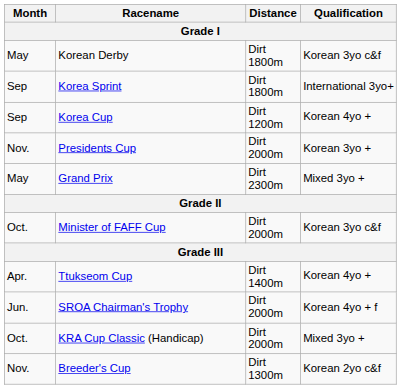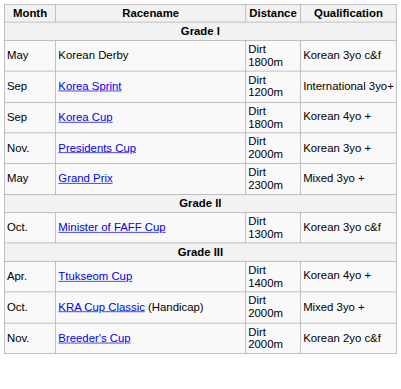(266, 86) Dirt 1800m -> (266, 86) Dirt 1200m
(266, 117) Dirt 1200m -> (266, 117) Dirt 1800m
(266, 227) Dirt 2000m -> (266, 227) Dirt 1300m
- row: (123, 307)
(266, 369) Dirt 1300m -> (266, 338) Dirt 2000m
